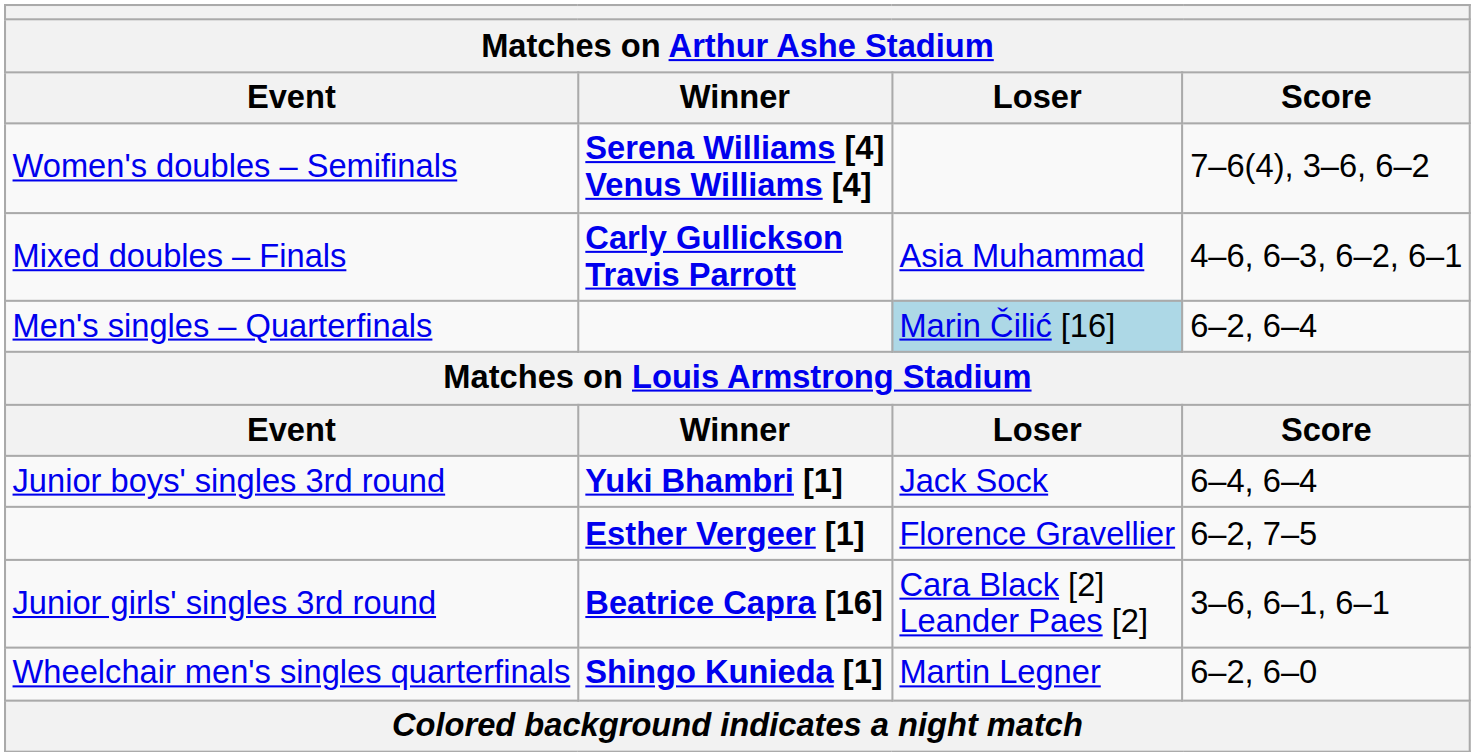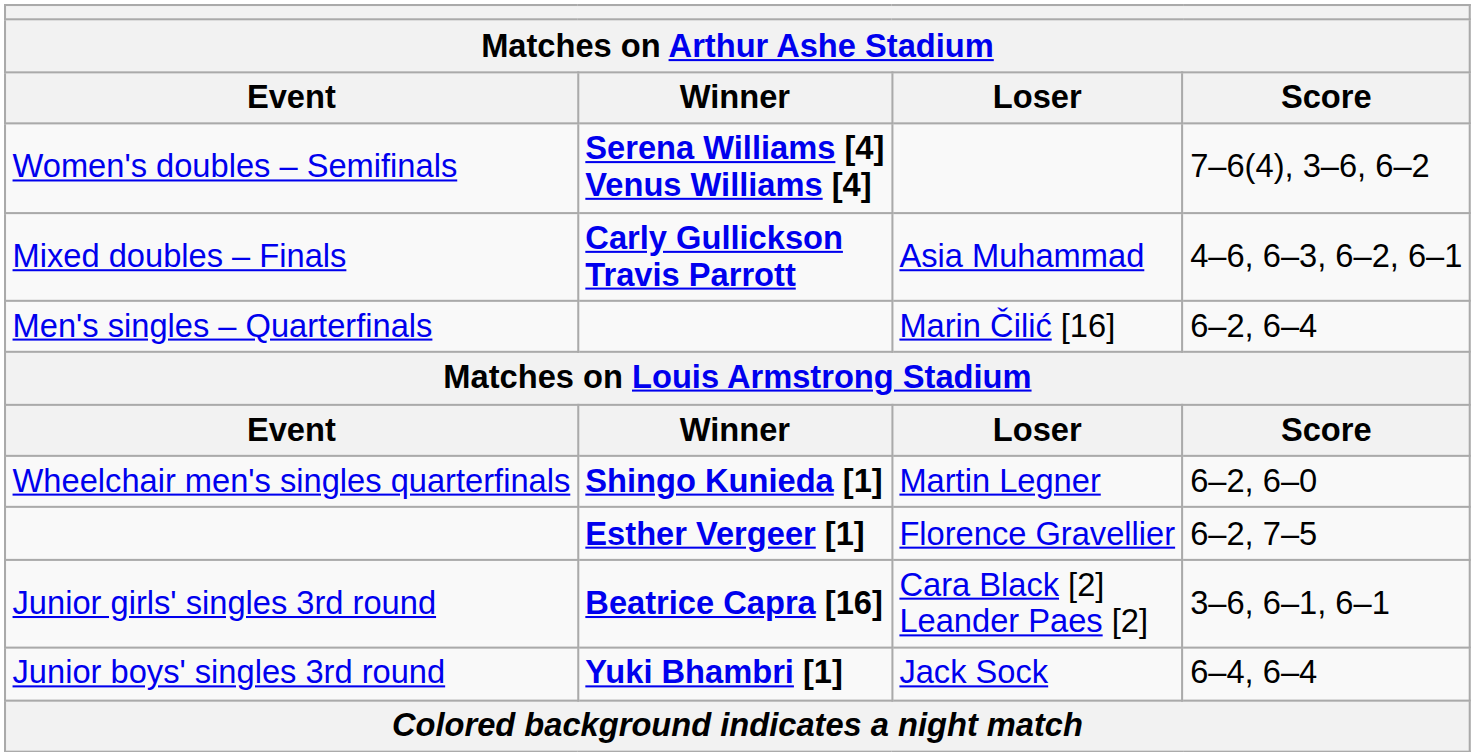(1007, 325) lightblue background -> (1007, 325) no background
rows swapped: (229, 481) <-> (291, 673)
